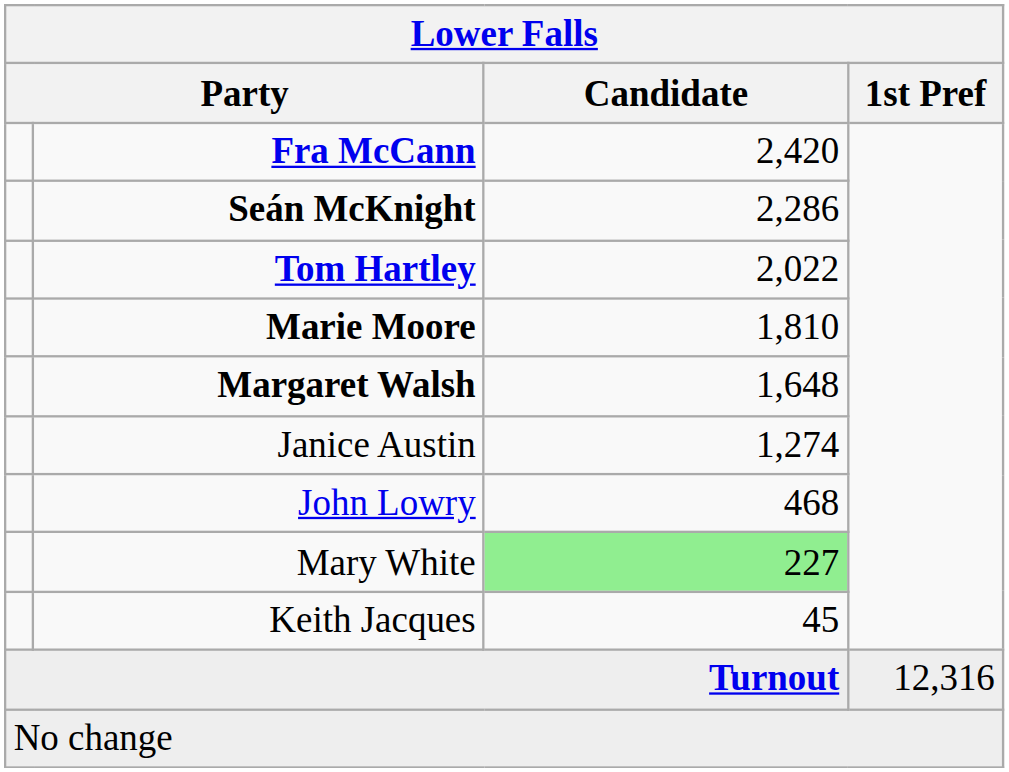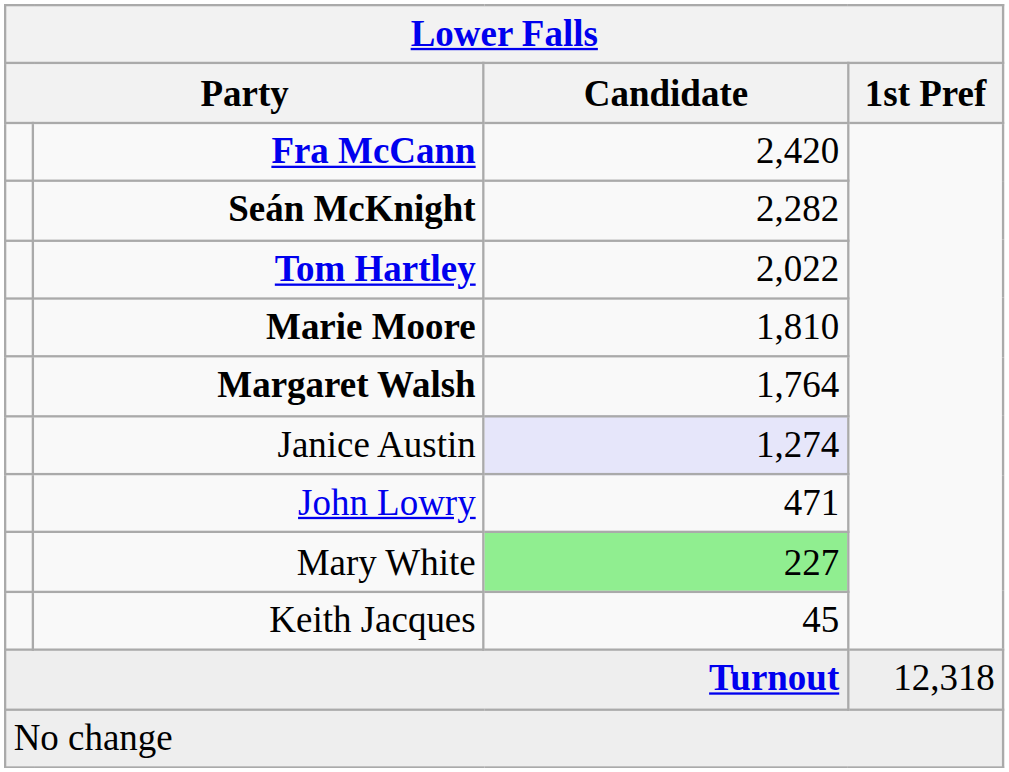(798, 209) 2,286 -> (798, 209) 2,282
(798, 385) 1,648 -> (798, 385) 1,764
(798, 444) no background -> (798, 444) lavender background
(811, 502) 468 -> (811, 502) 471
(944, 678) 12,316 -> (944, 678) 12,318
